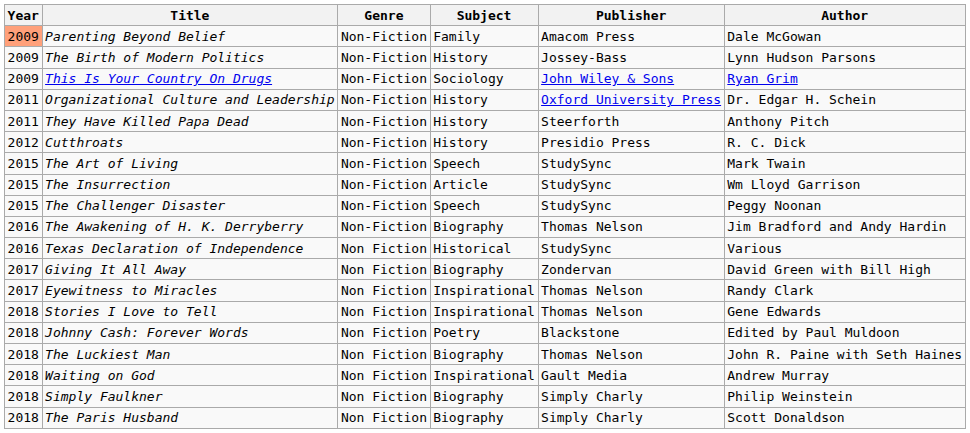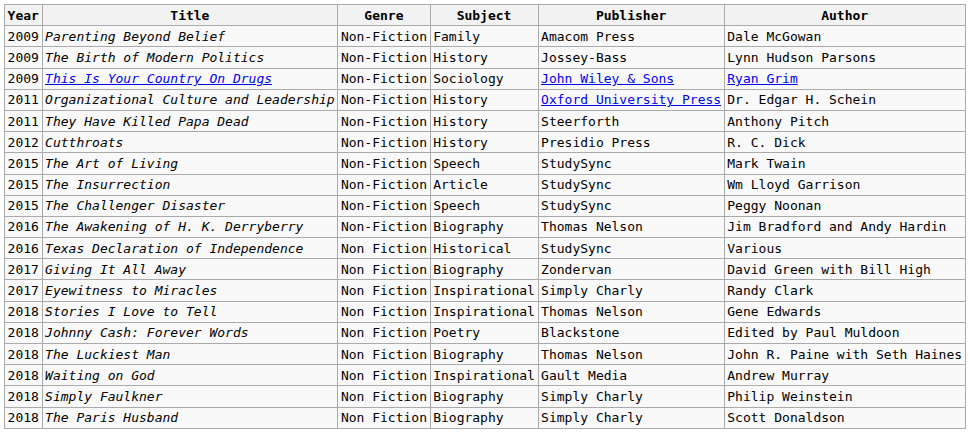(23, 36) lightsalmon background -> (23, 36) no background
(592, 291) Thomas Nelson -> (592, 291) Simply Charly
